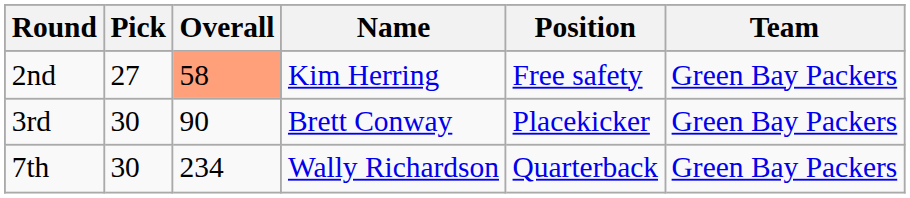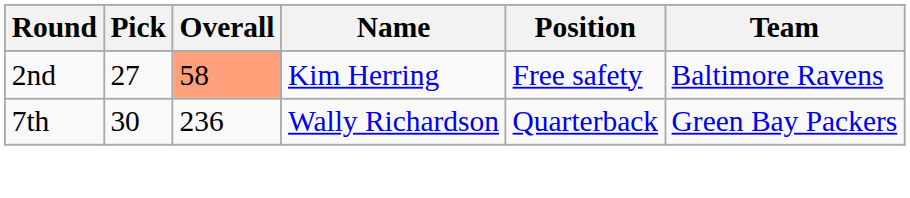(784, 74) Green Bay Packers -> (777, 74) Baltimore Ravens
- row: (31, 121)
(202, 167) 234 -> (202, 121) 236
